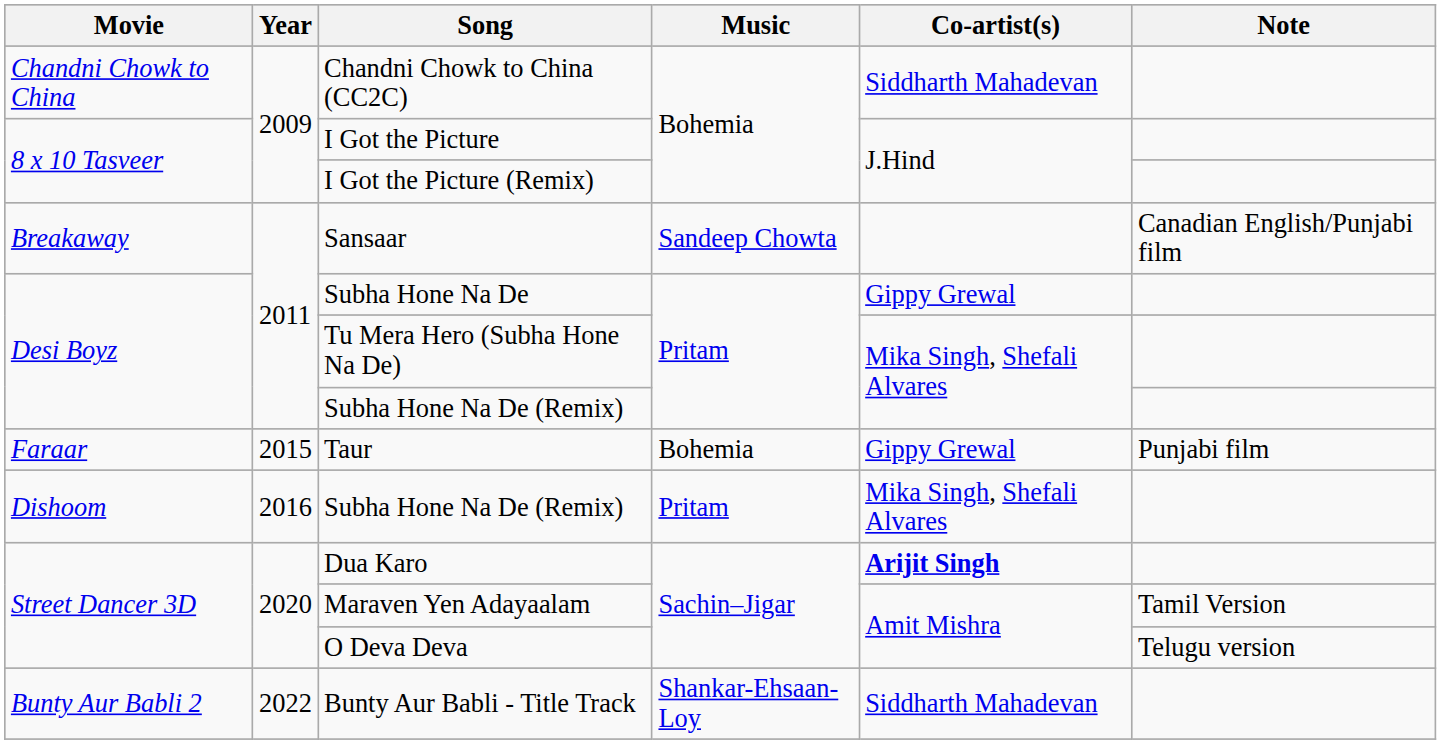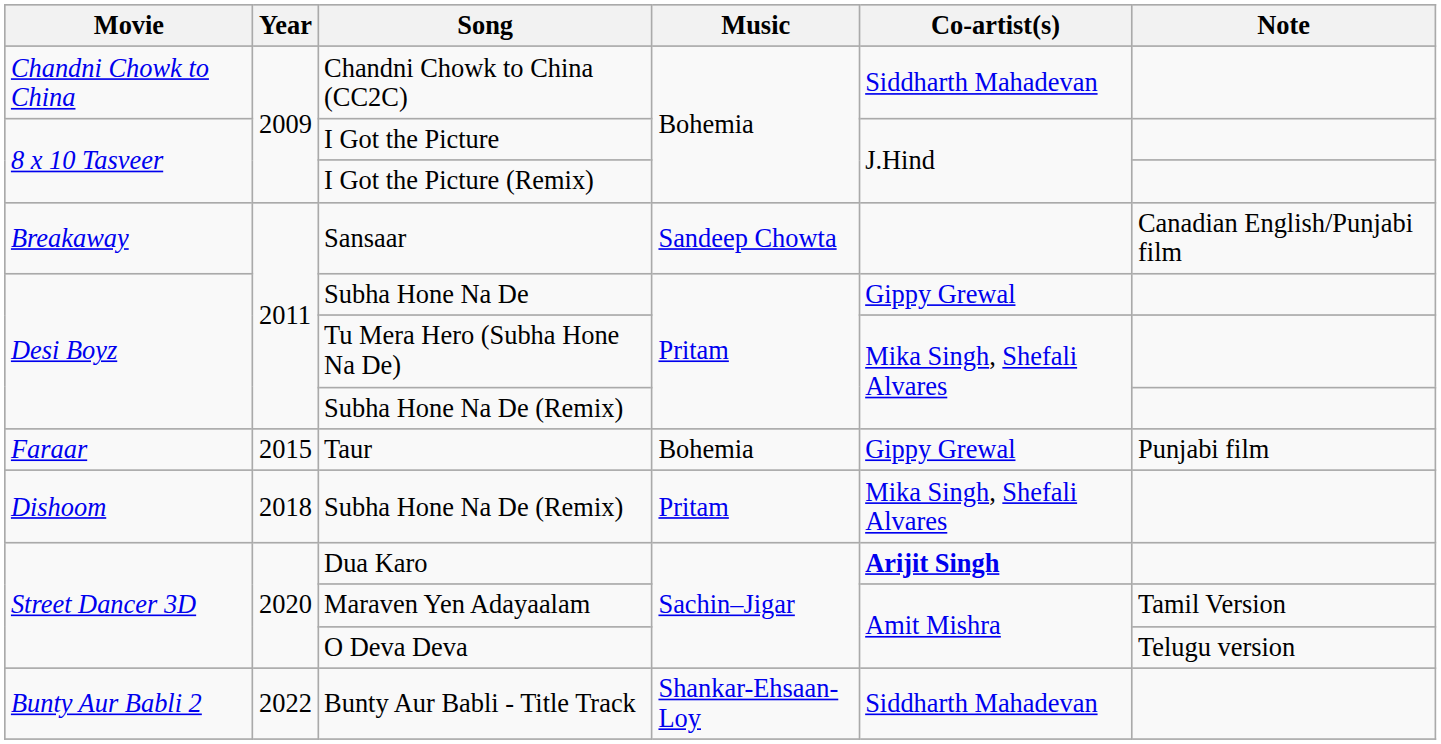(286, 506) 2016 -> (286, 506) 2018
